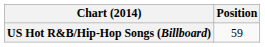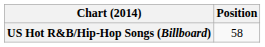(237, 32) 59 -> (237, 32) 58
